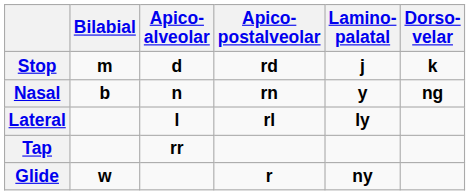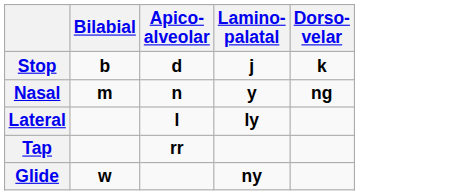- column: (269, 28)
(105, 65) m -> (105, 65) b
(105, 93) b -> (105, 93) m
